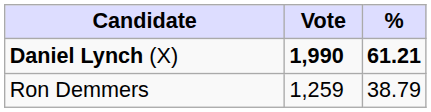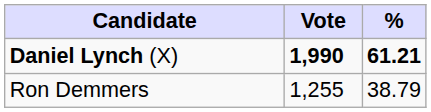(317, 90) 1,259 -> (317, 90) 1,255
